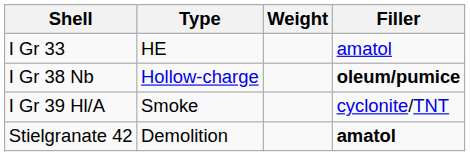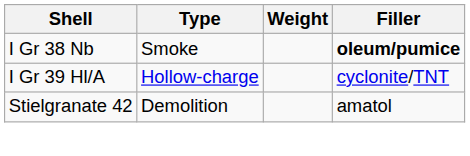- row: (37, 48)
(200, 77) Hollow-charge -> (170, 48) Smoke
(170, 106) Smoke -> (200, 77) Hollow-charge
(366, 135) bold -> (364, 106) normal
